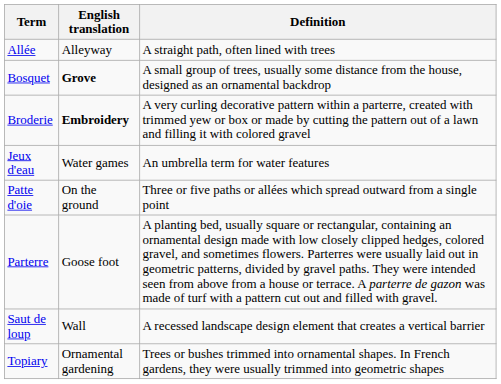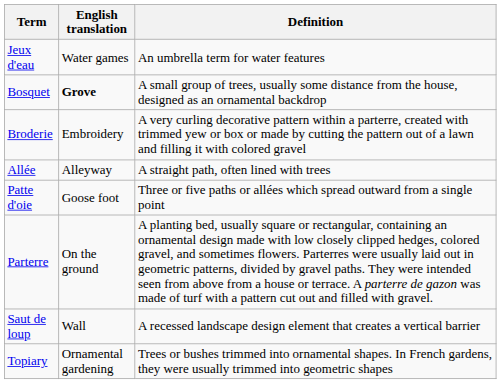rows swapped: (21, 49) <-> (21, 162)
(95, 120) bold -> (93, 134) normal
(80, 197) On the ground -> (90, 197) Goose foot
(90, 262) Goose foot -> (80, 262) On the ground
